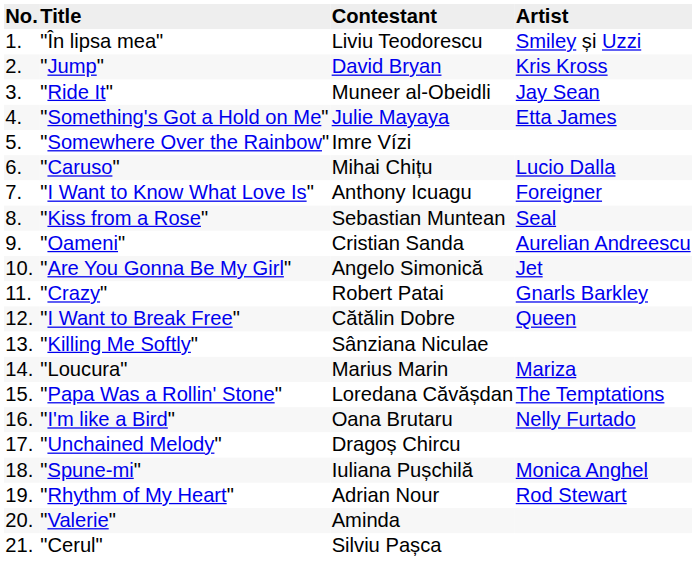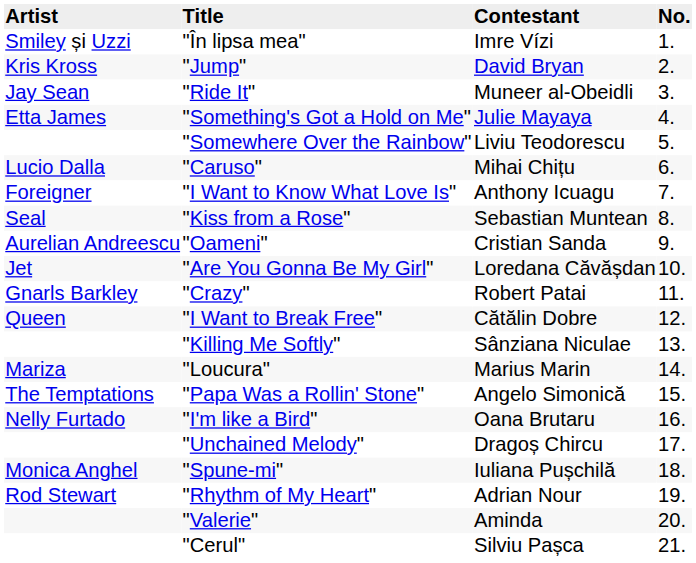columns swapped: (22, 16) <-> (542, 16)
(407, 41) Liviu Teodorescu -> (514, 41) Imre Vízi
(371, 142) Imre Vízi -> (549, 142) Liviu Teodorescu
(407, 268) Angelo Simonică -> (565, 268) Loredana Căvășdan
(422, 394) Loredana Căvășdan -> (550, 394) Angelo Simonică
